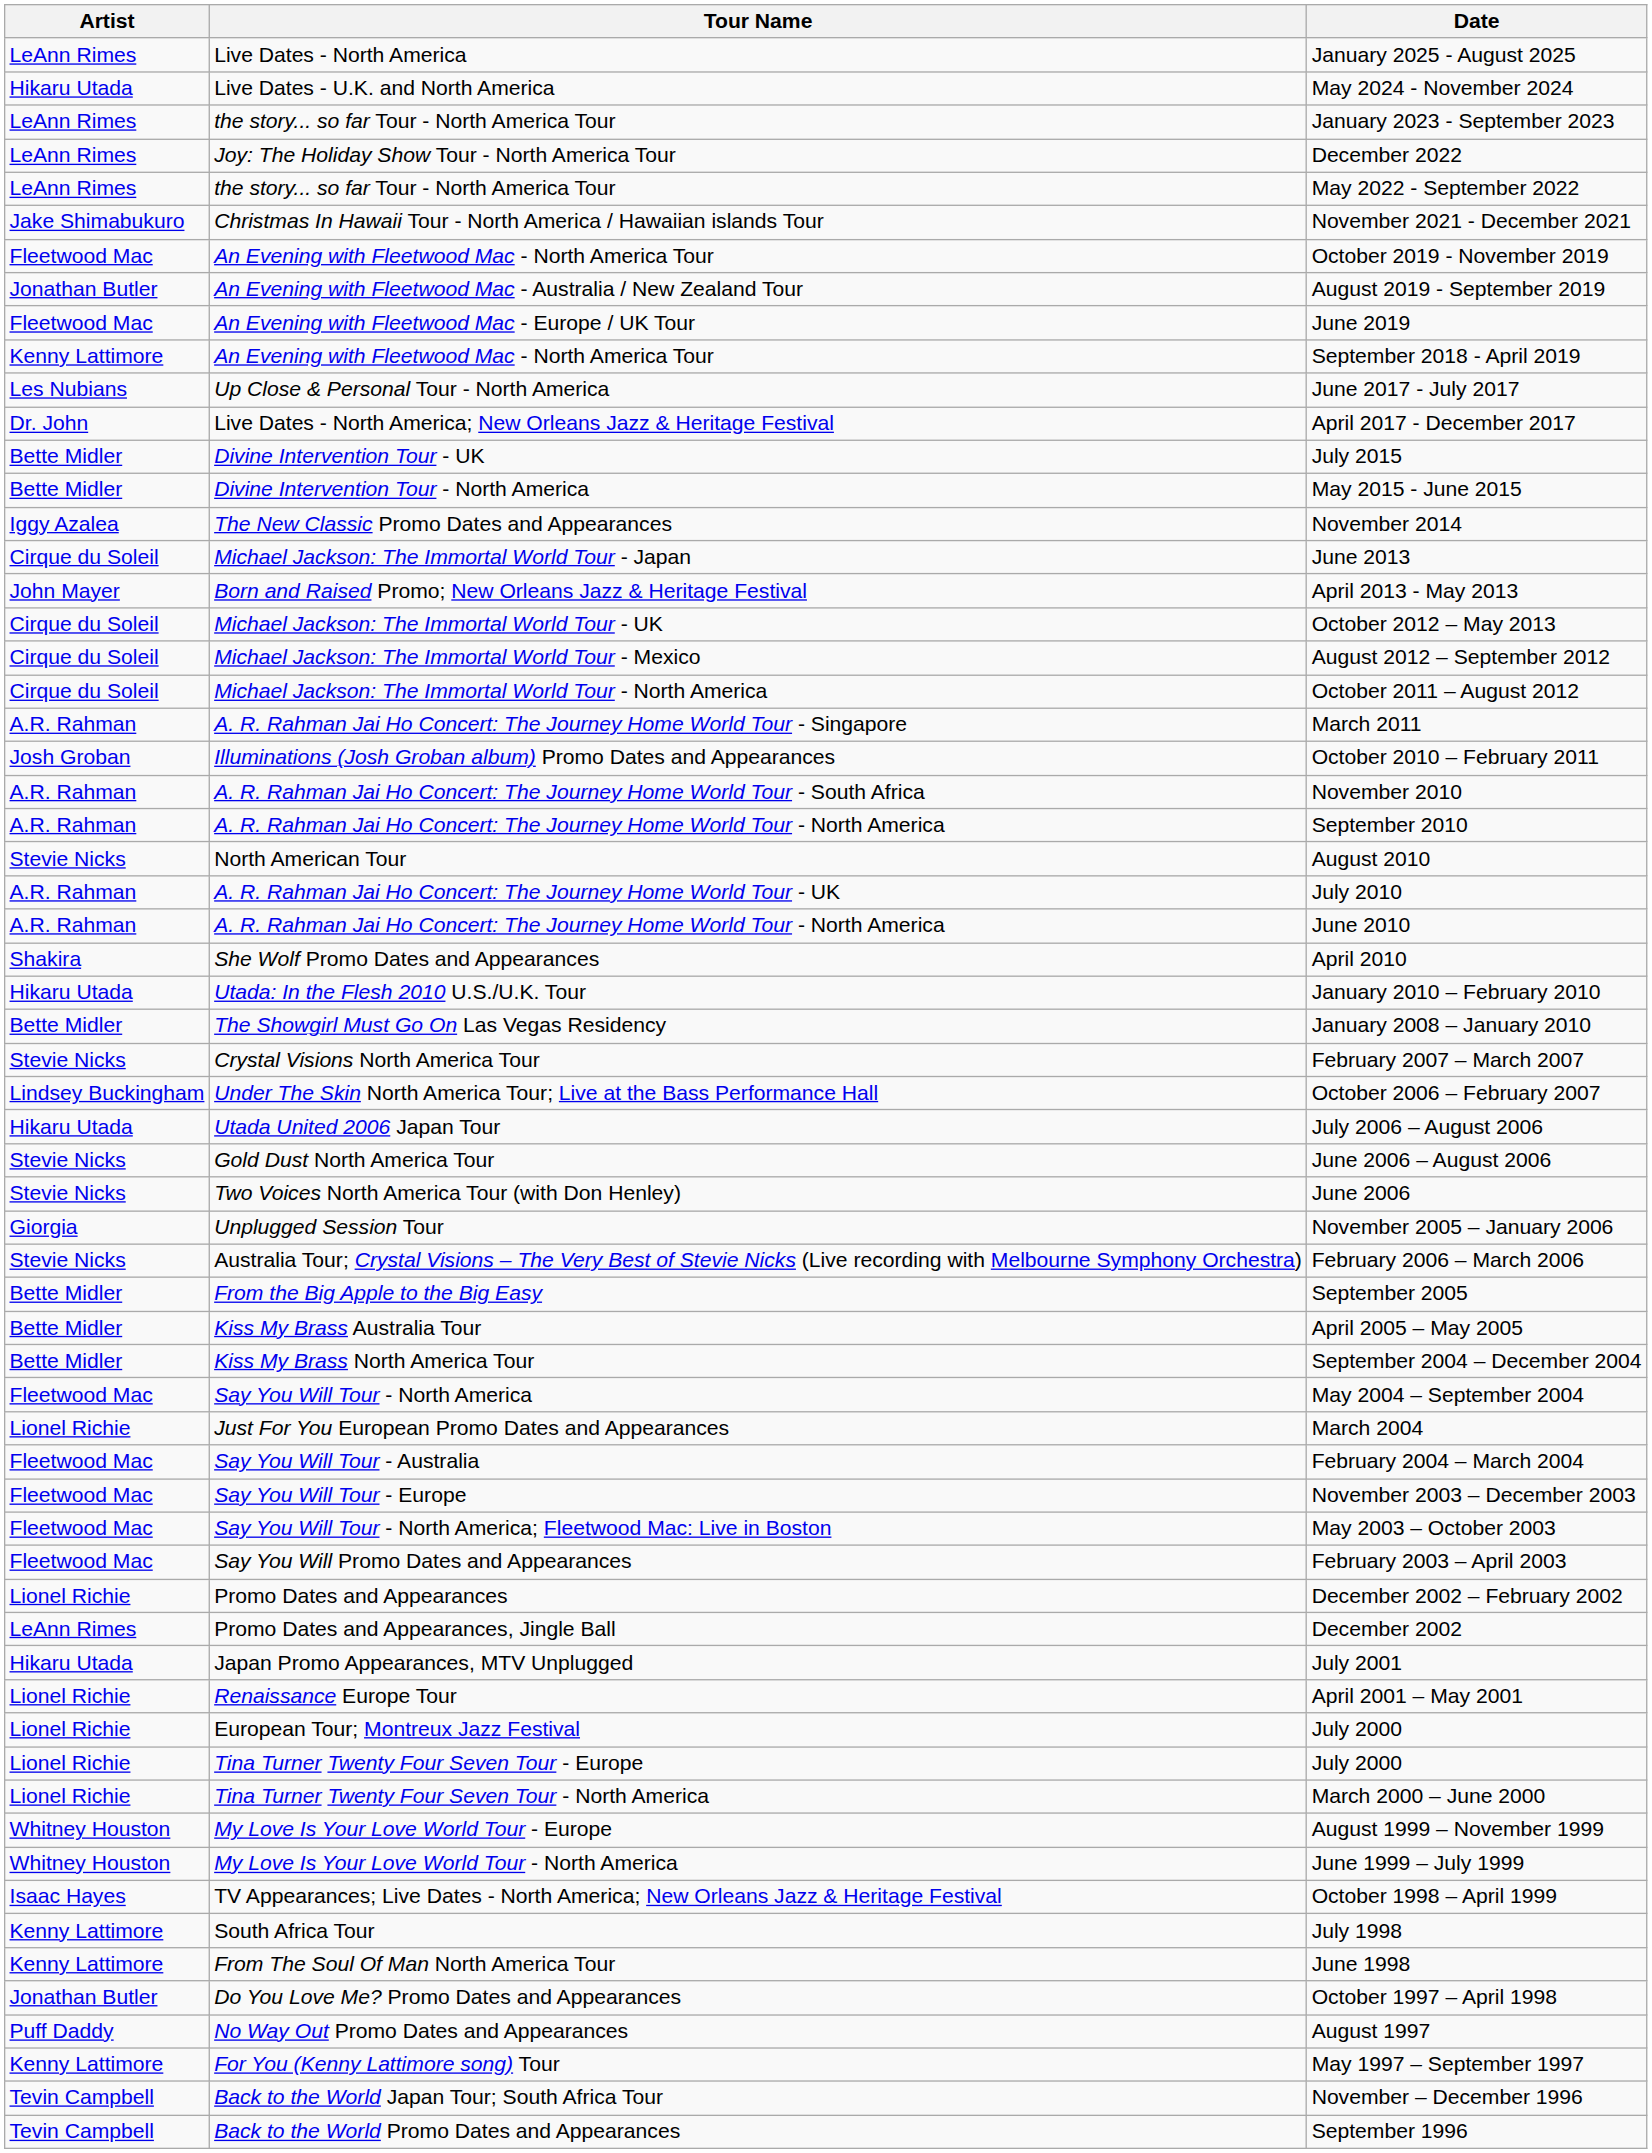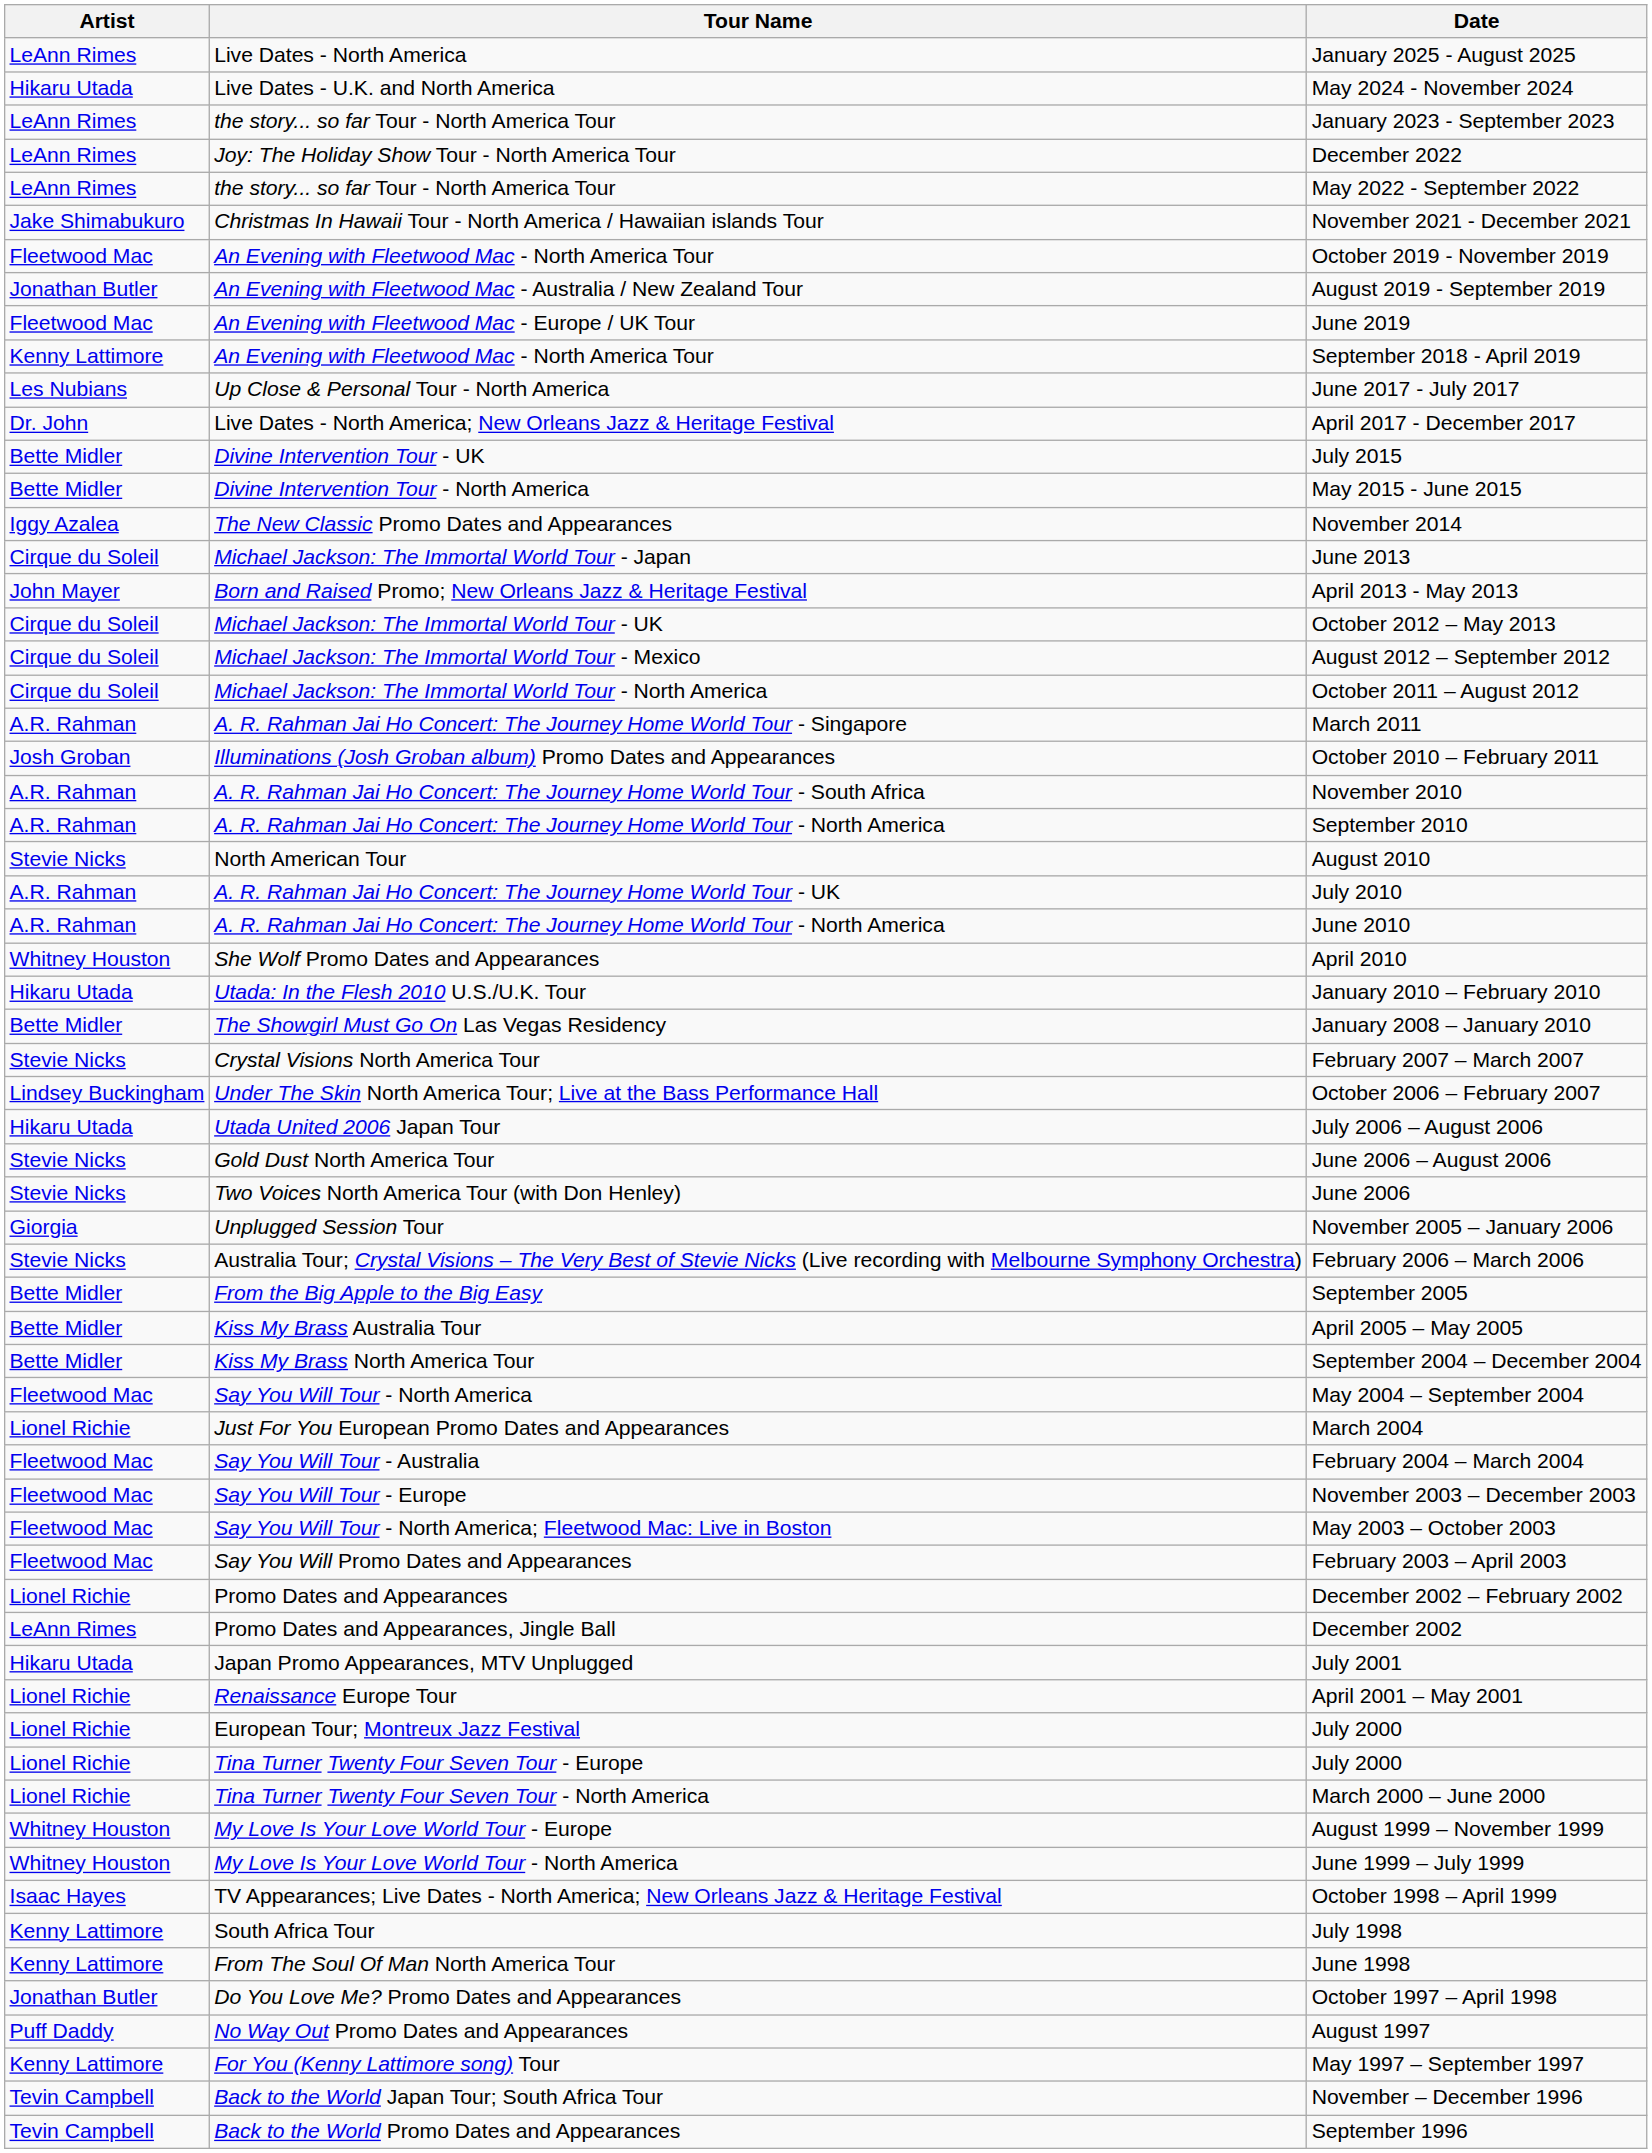(45, 959) Shakira -> (90, 959) Whitney Houston
